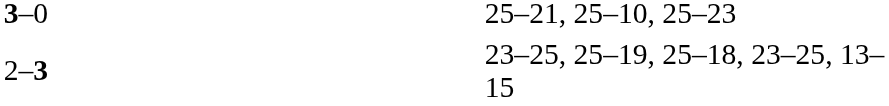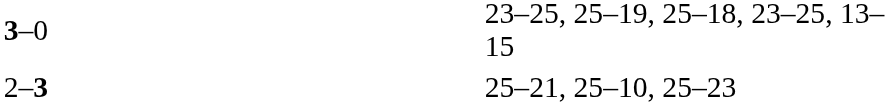(611, 13) 25–21, 25–10, 25–23 -> (685, 29) 23–25, 25–19, 25–18, 23–25, 13–15
(685, 70) 23–25, 25–19, 25–18, 23–25, 13–15 -> (611, 87) 25–21, 25–10, 25–23
